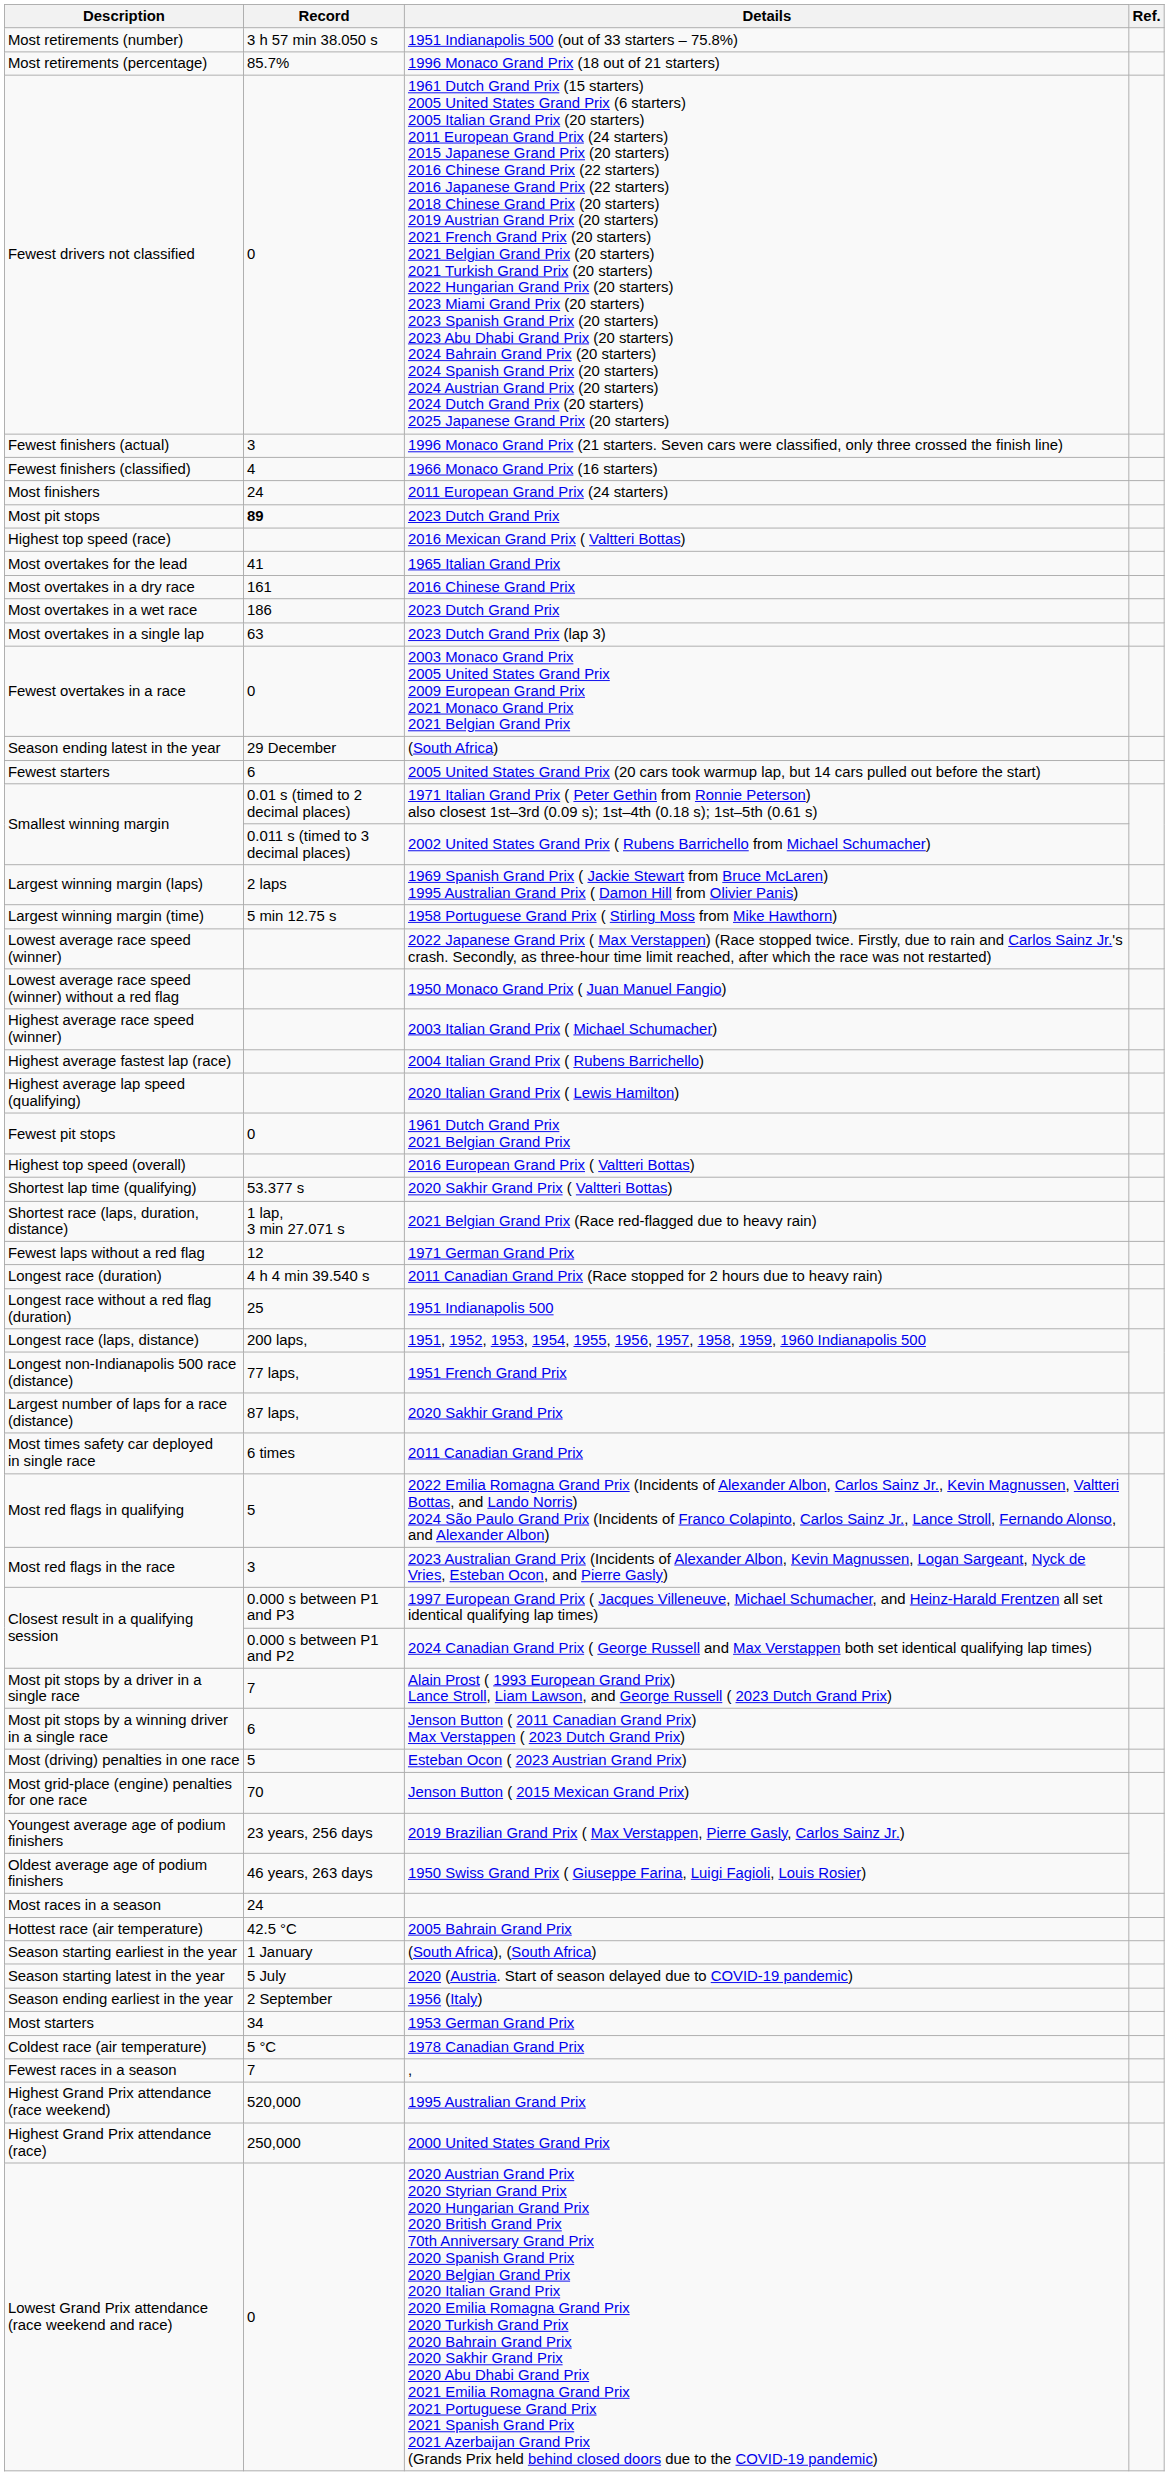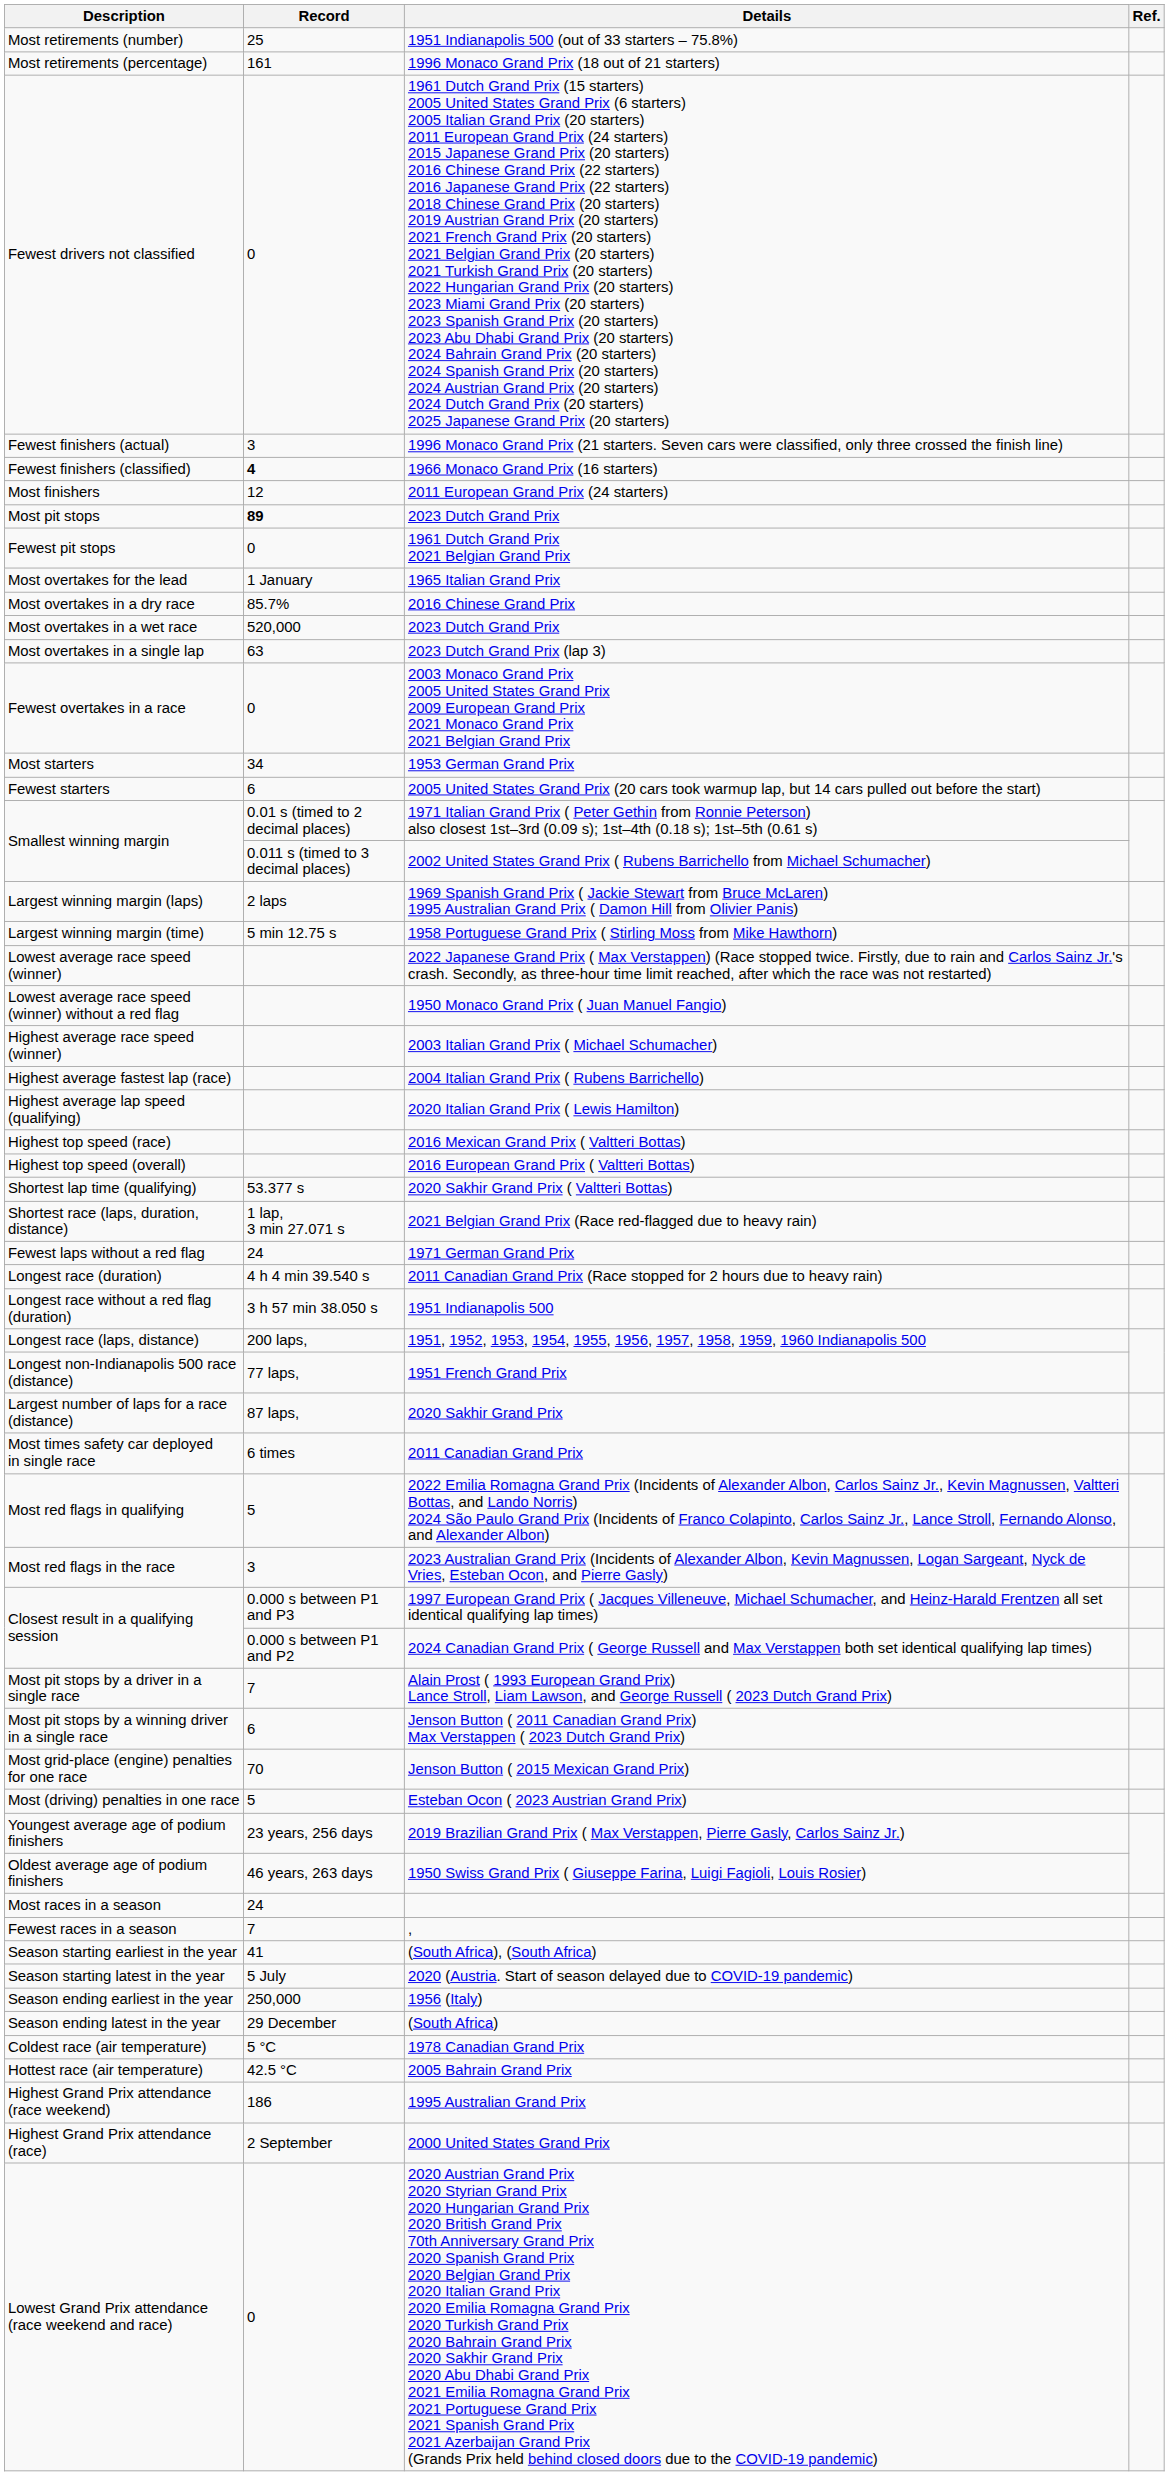(312, 39) 3 h 57 min 38.050 s -> (255, 39) 25
(268, 63) 85.7% -> (259, 63) 161
(251, 469) normal -> (251, 469) bold
(255, 492) 24 -> (255, 492) 12
rows swapped: (62, 1133) <-> (89, 539)
(255, 563) 41 -> (280, 580) 1 January
(259, 587) 161 -> (268, 603) 85.7%
(259, 610) 186 -> (274, 627) 520,000
rows swapped: (51, 2023) <-> (114, 748)
(255, 1253) 12 -> (255, 1253) 24
(255, 1308) 25 -> (312, 1308) 3 h 57 min 38.050 s
rows swapped: (124, 1760) <-> (120, 1792)
rows swapped: (92, 2070) <-> (105, 1928)
(280, 1952) 1 January -> (255, 1952) 41
(290, 1999) 2 September -> (274, 1999) 250,000
(274, 2102) 520,000 -> (259, 2102) 186
(274, 2142) 250,000 -> (290, 2142) 2 September
